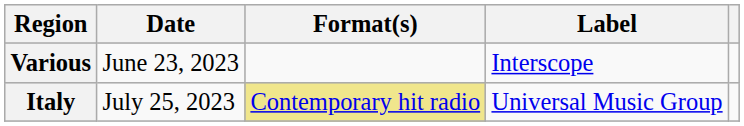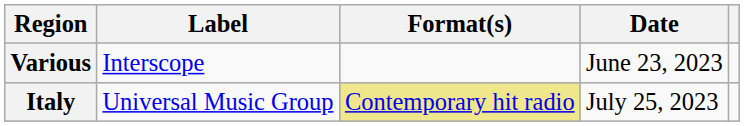columns swapped: (171, 23) <-> (607, 23)
